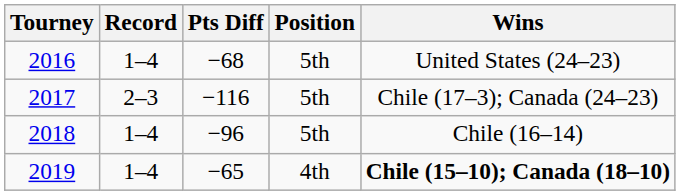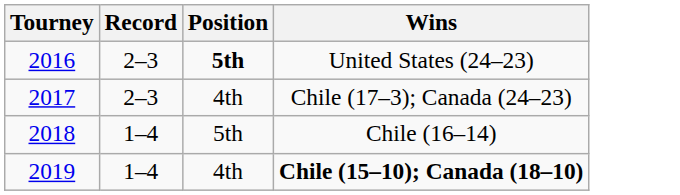- column: (226, 23)
(141, 60) 1–4 -> (141, 60) 2–3
(315, 60) normal -> (228, 60) bold
(315, 97) 5th -> (228, 97) 4th
